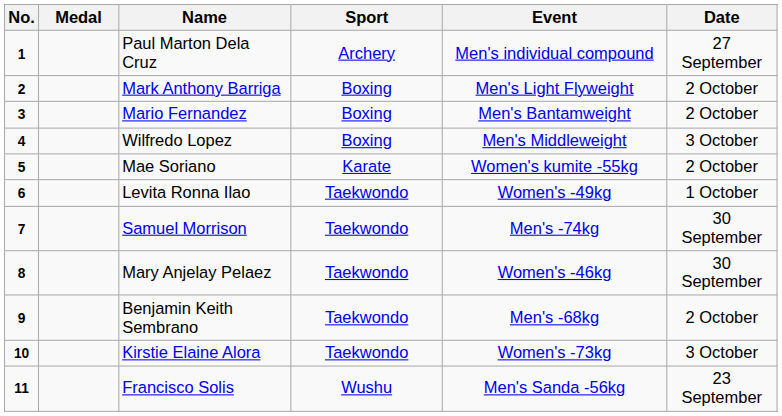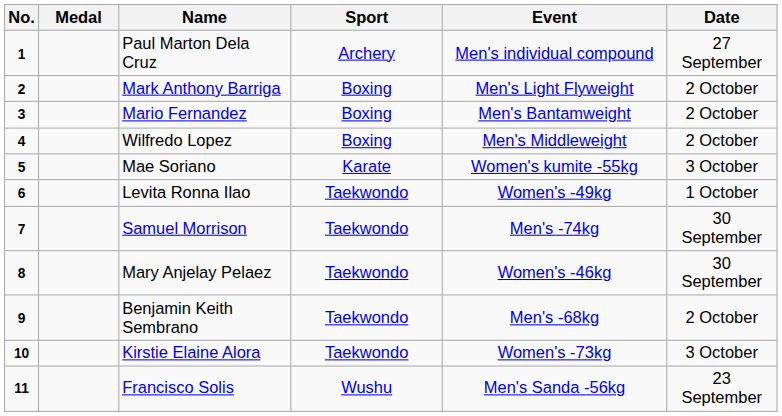(722, 140) 3 October -> (722, 140) 2 October
(722, 166) 2 October -> (722, 166) 3 October
